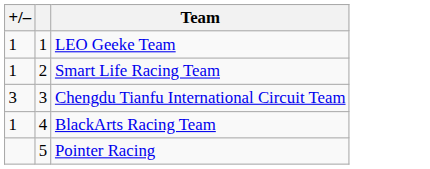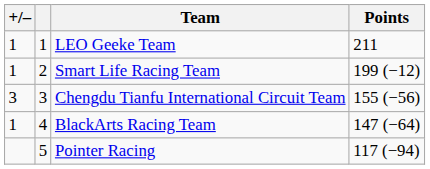+ column: (387, 17)
